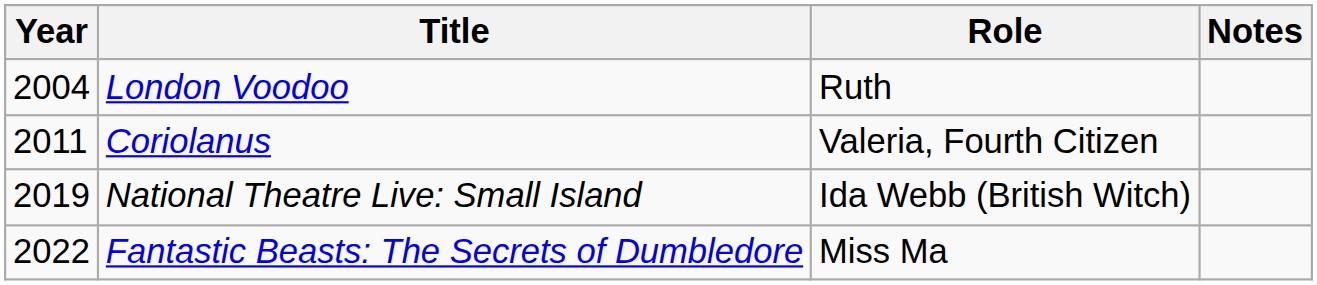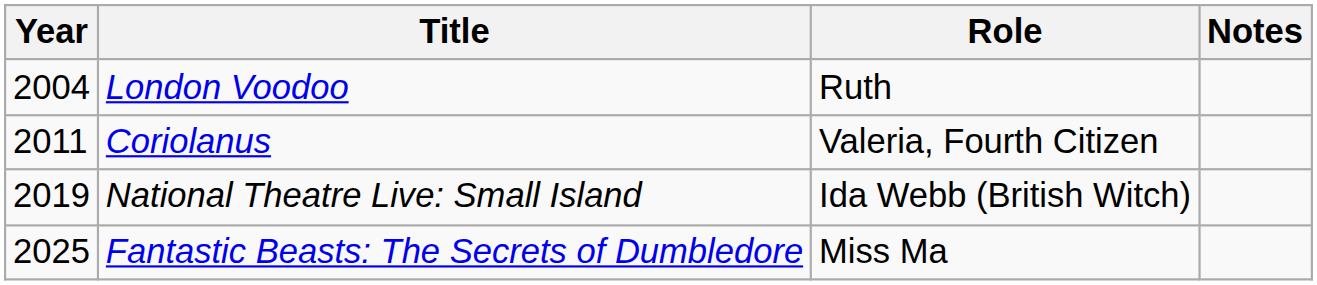(51, 251) 2022 -> (51, 251) 2025
